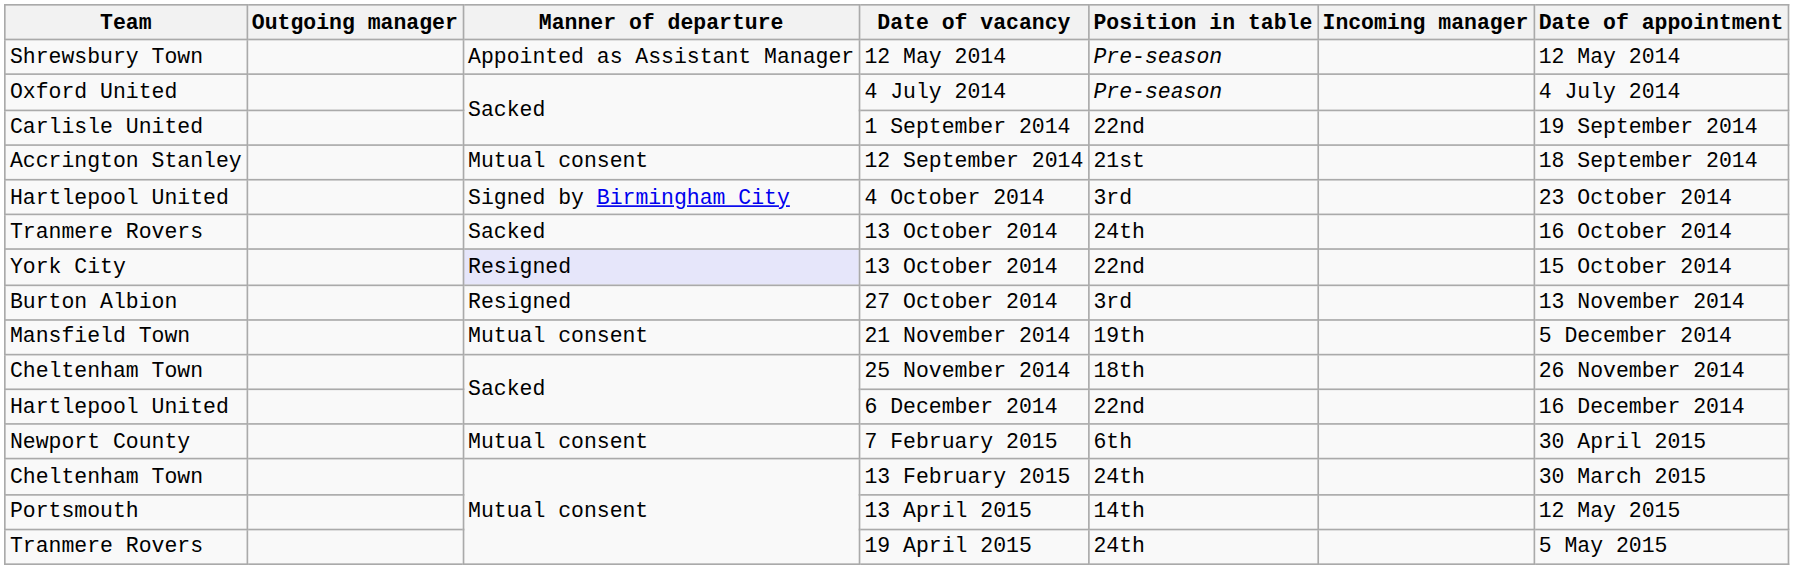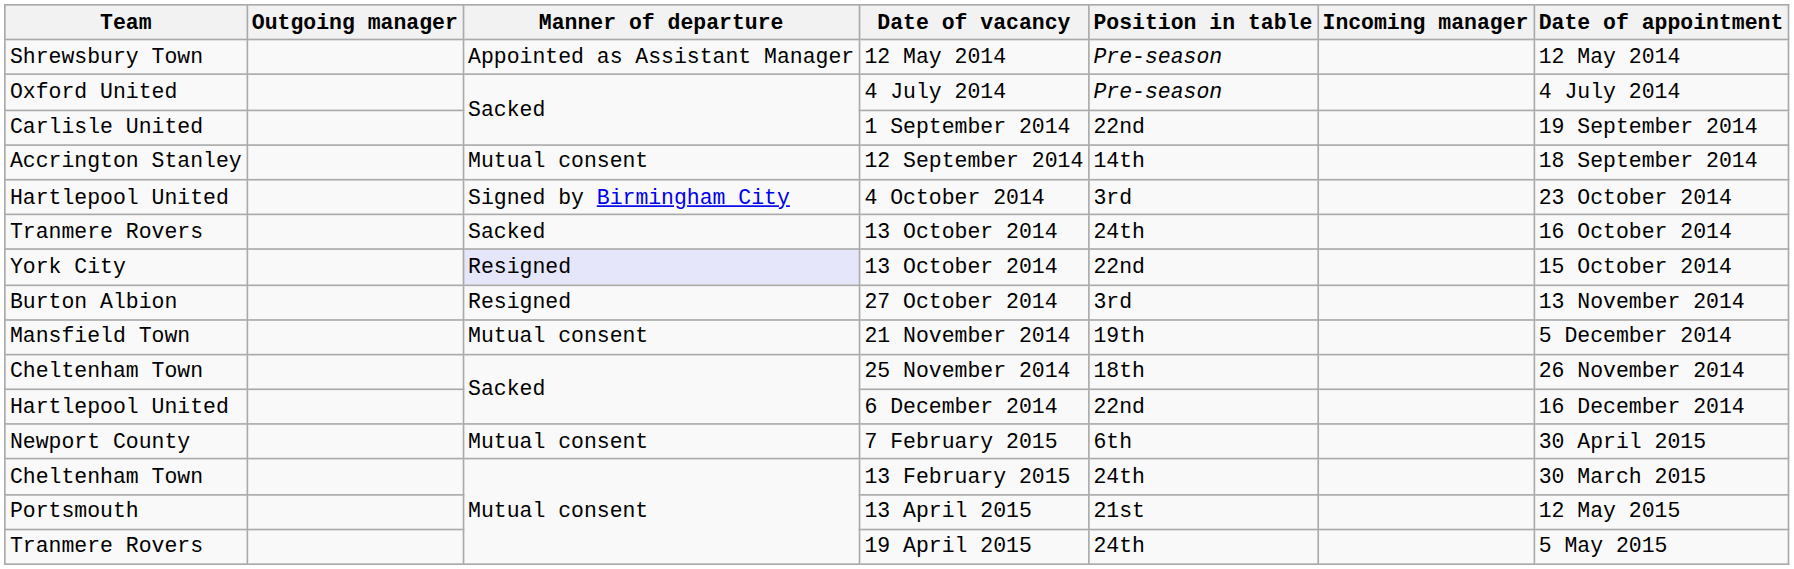(1119, 162) 21st -> (1119, 162) 14th
(1119, 512) 14th -> (1119, 512) 21st
